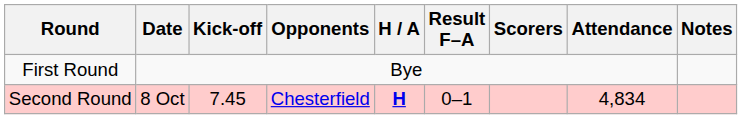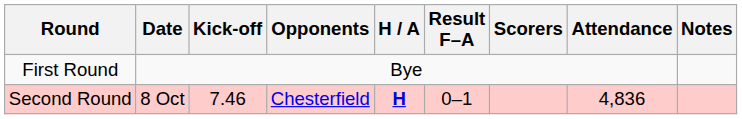(228, 98) 7.45 -> (228, 98) 7.46
(622, 98) 4,834 -> (622, 98) 4,836
